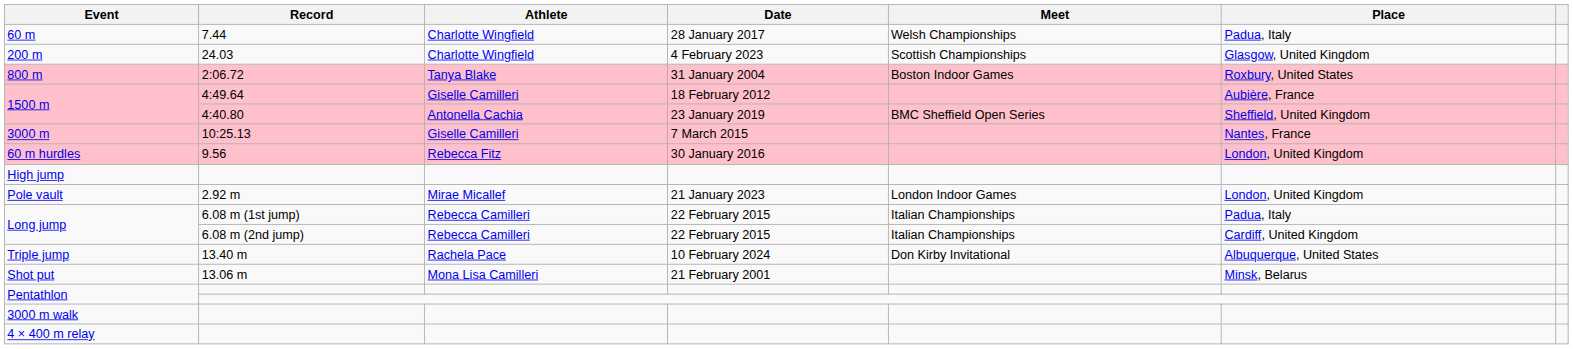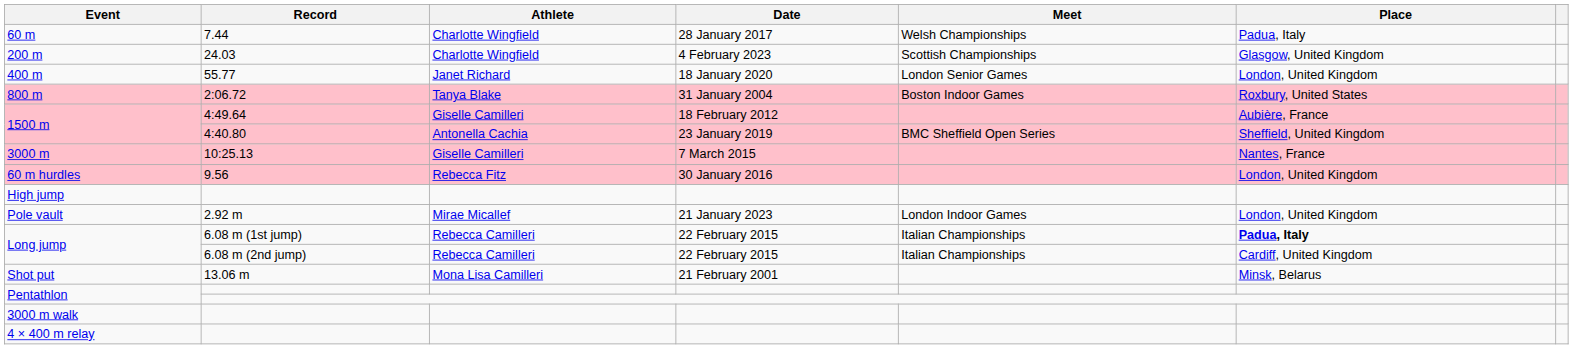+ row: (25, 75)
(1258, 214) normal -> (1274, 234) bold
- row: (38, 254)
